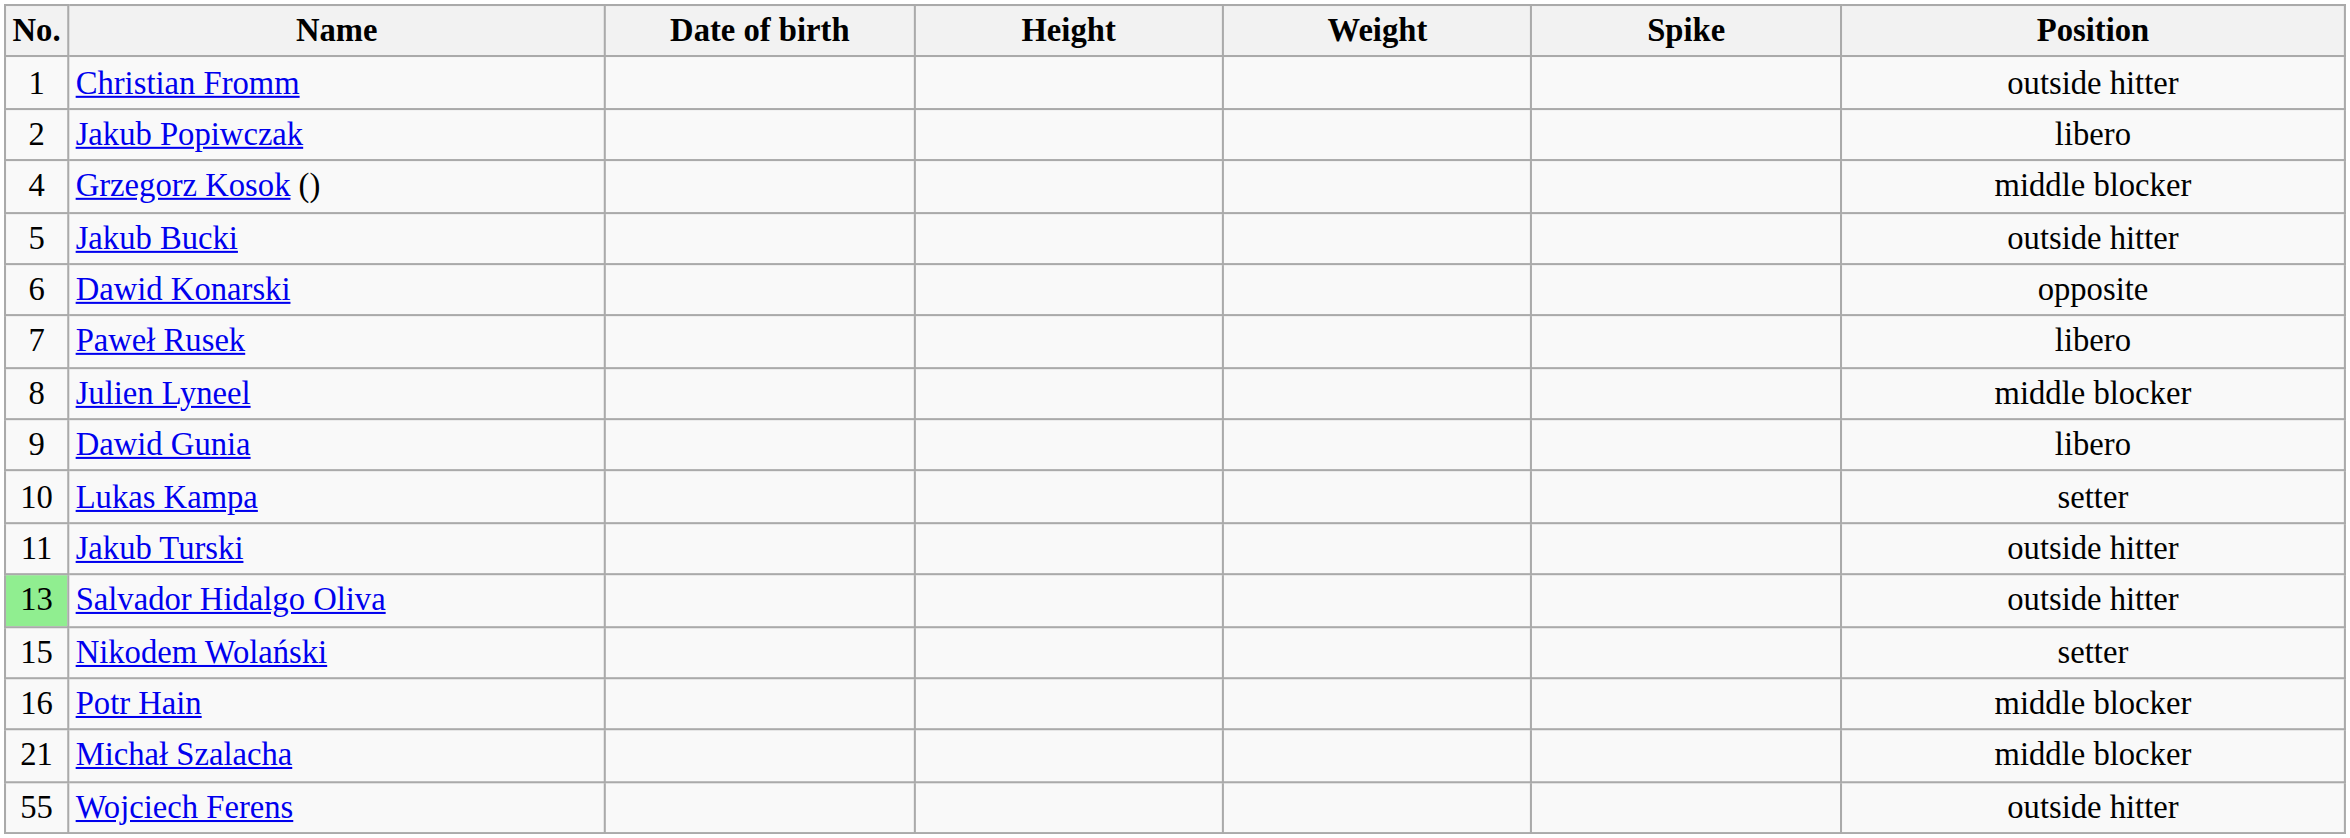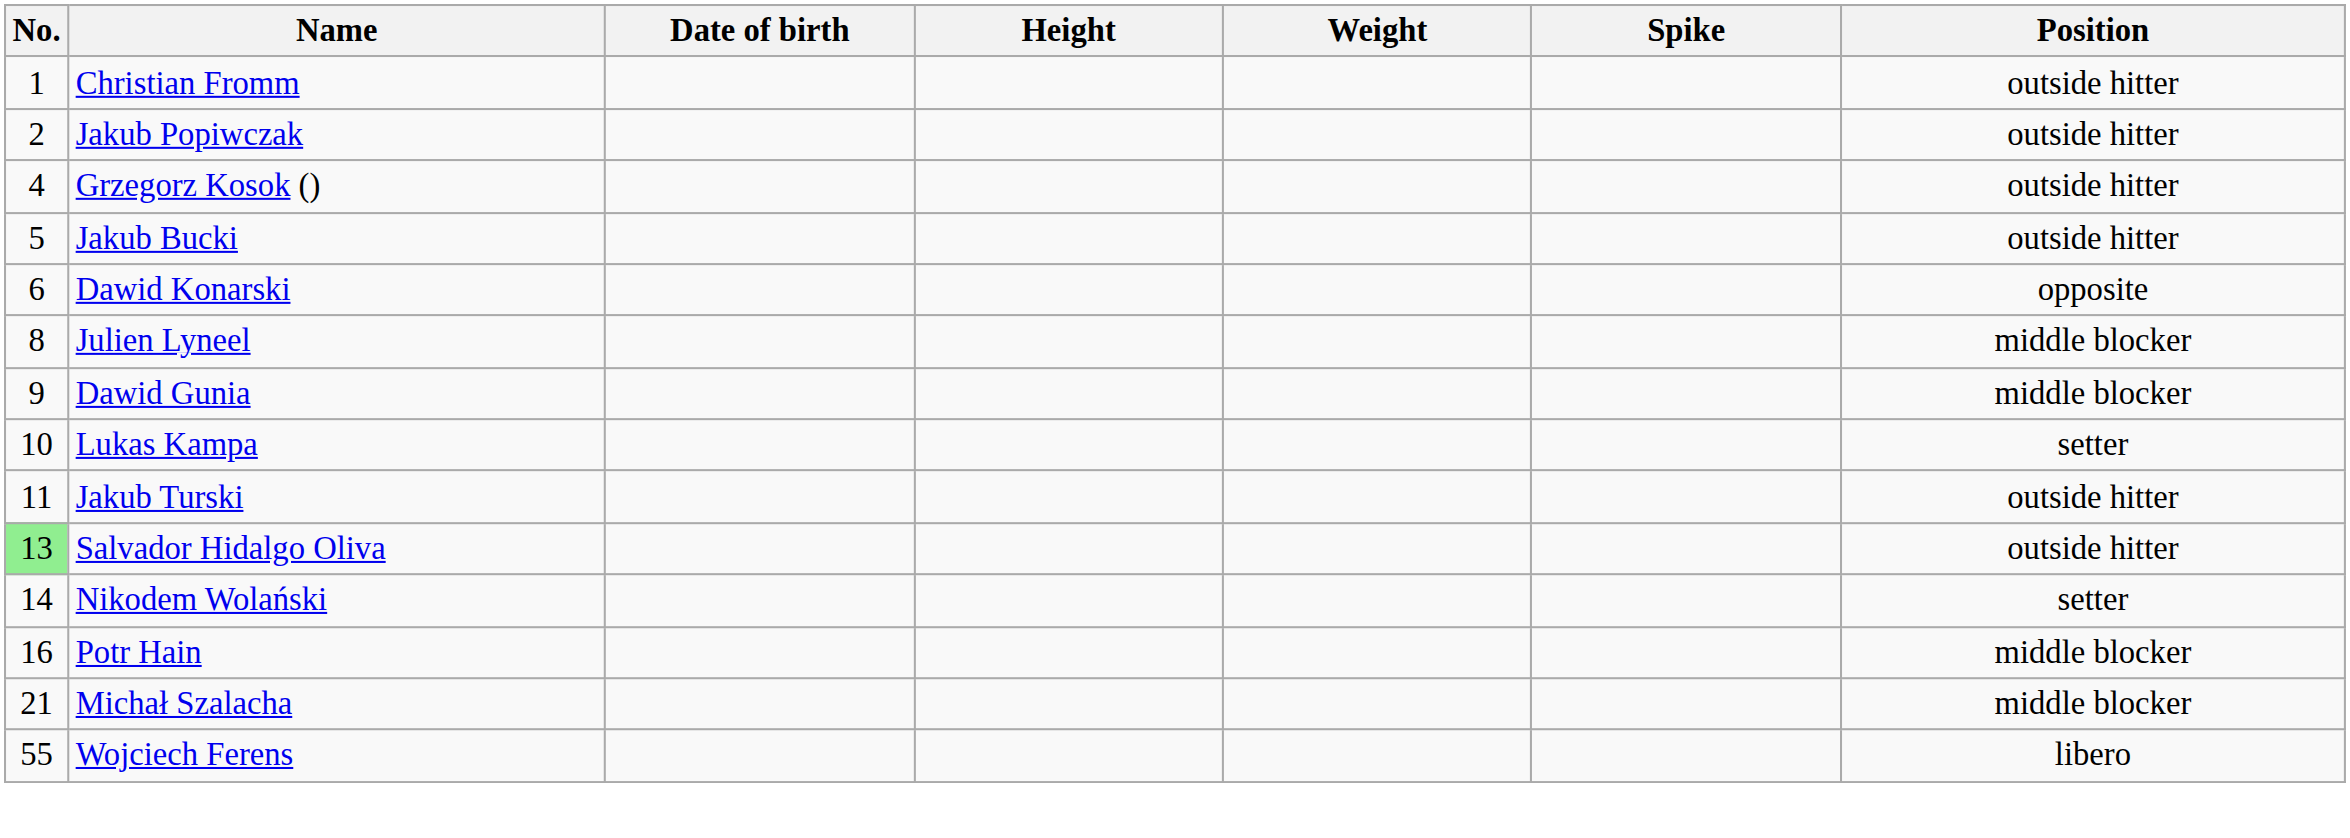(2093, 133) libero -> (2093, 133) outside hitter
(2093, 185) middle blocker -> (2093, 185) outside hitter
- row: (160, 340)
(2093, 444) libero -> (2093, 392) middle blocker
(37, 651) 15 -> (37, 599) 14
(2093, 806) outside hitter -> (2093, 755) libero
